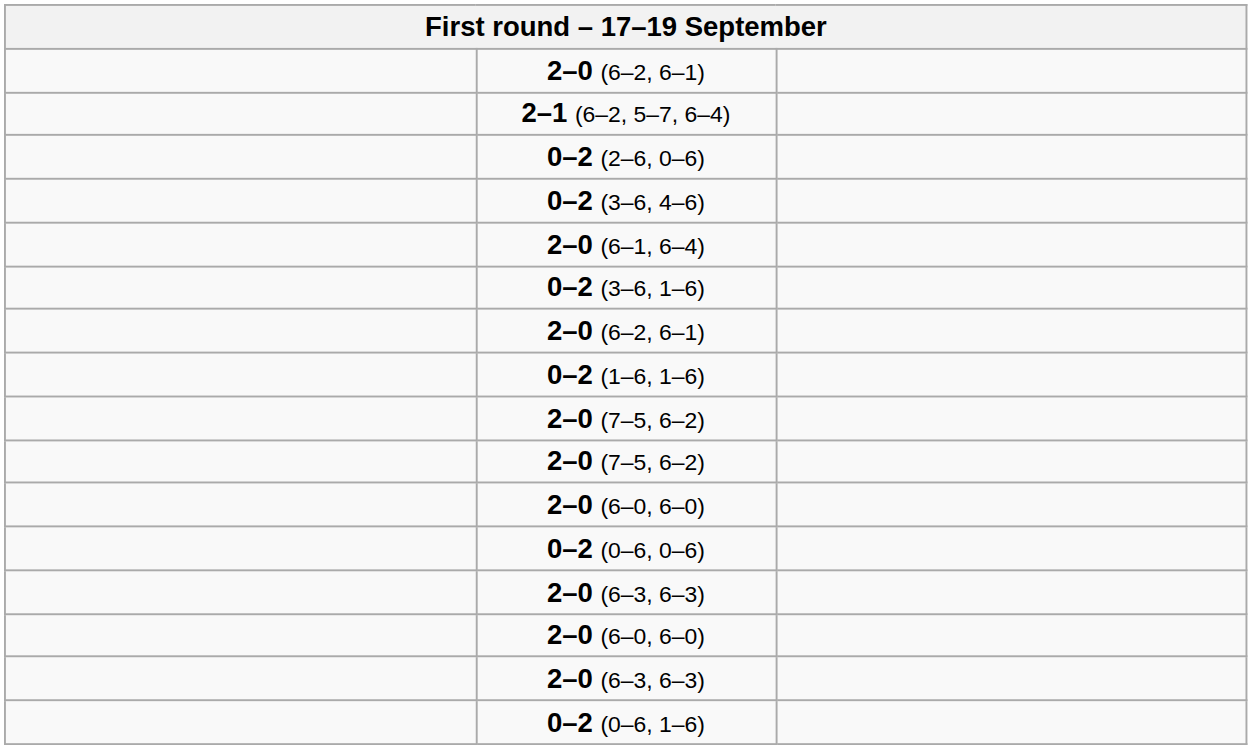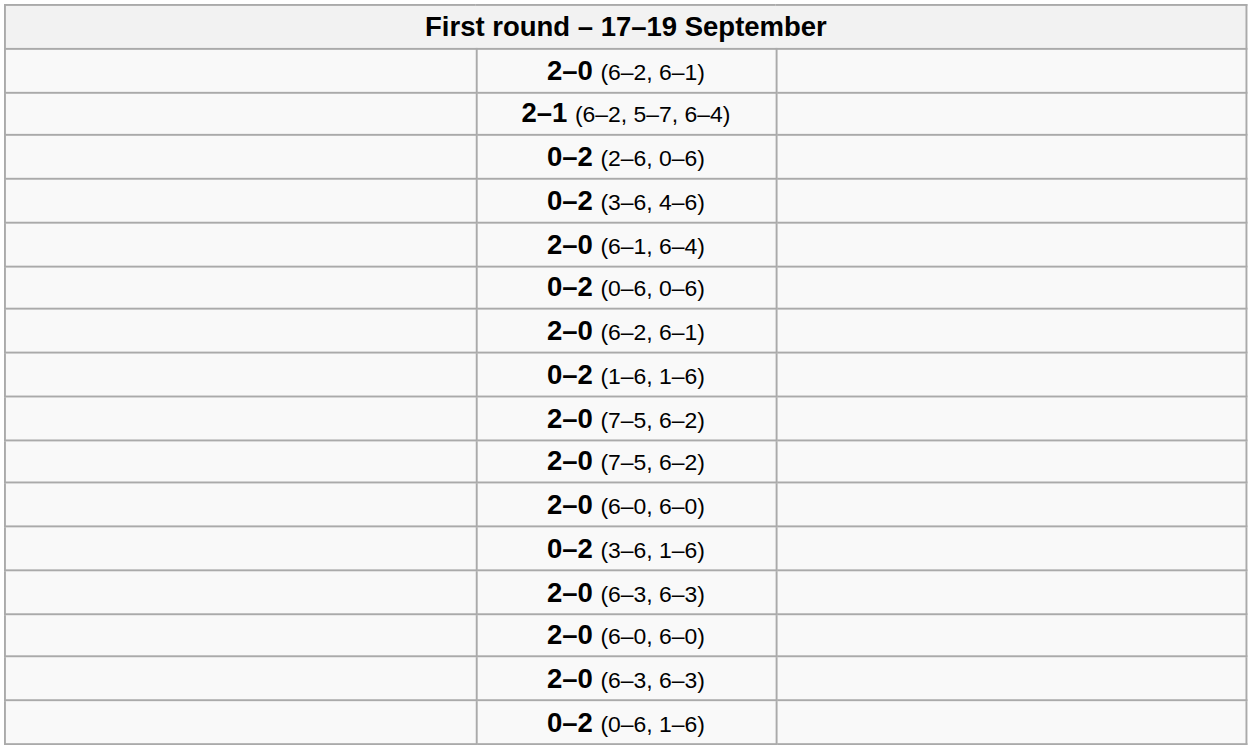rows swapped: (241, 549) <-> (241, 288)
